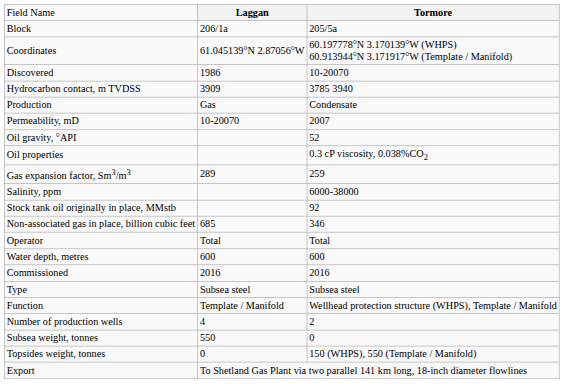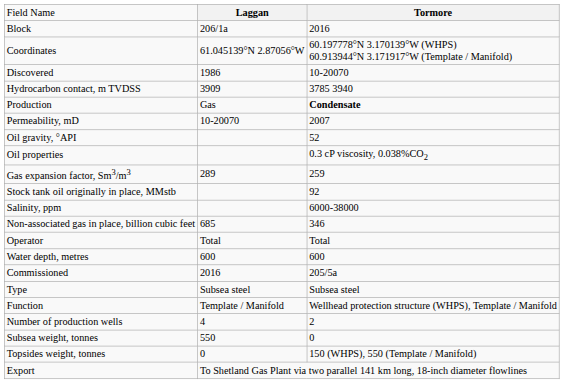(323, 28) 205/5a -> (319, 28) 2016
(333, 105) normal -> (335, 105) bold
rows swapped: (34, 191) <-> (91, 208)
(319, 273) 2016 -> (323, 273) 205/5a
